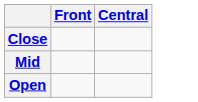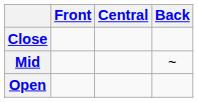+ column: (172, 16)
